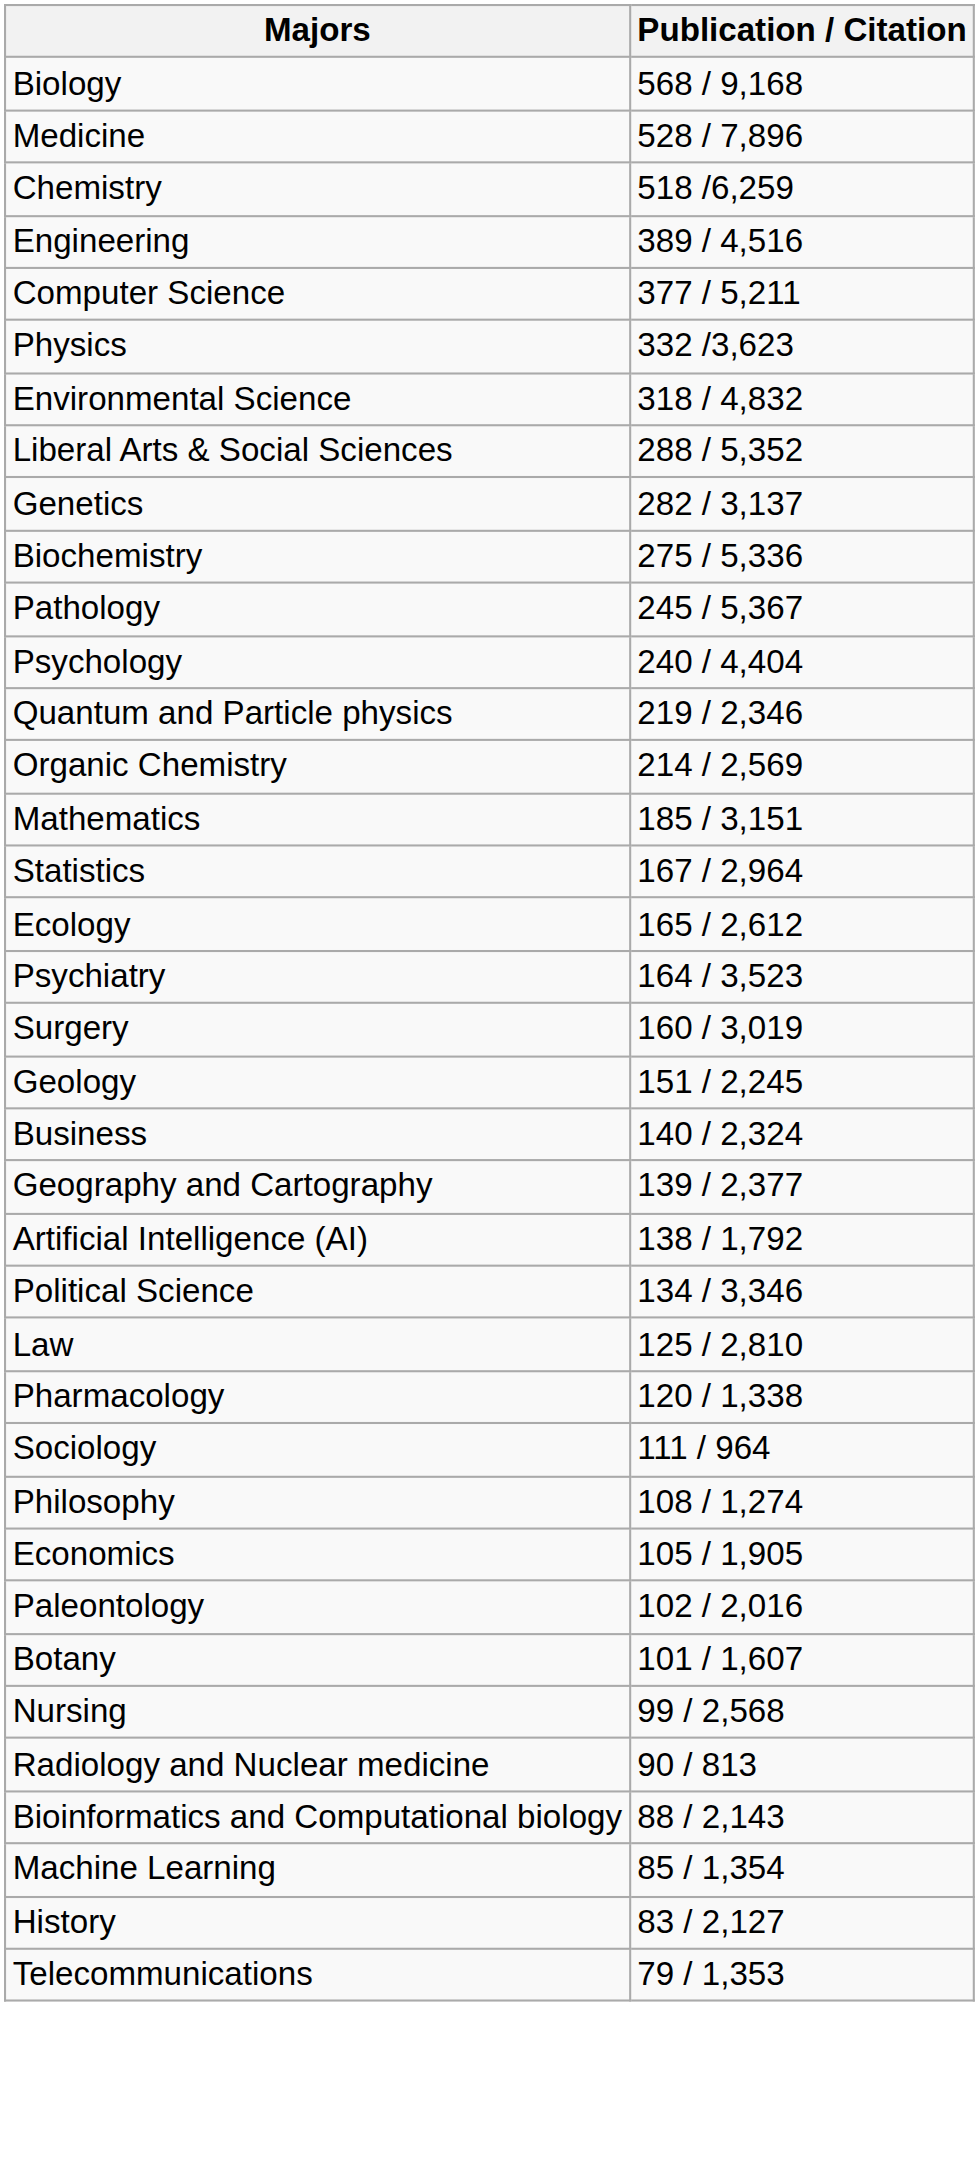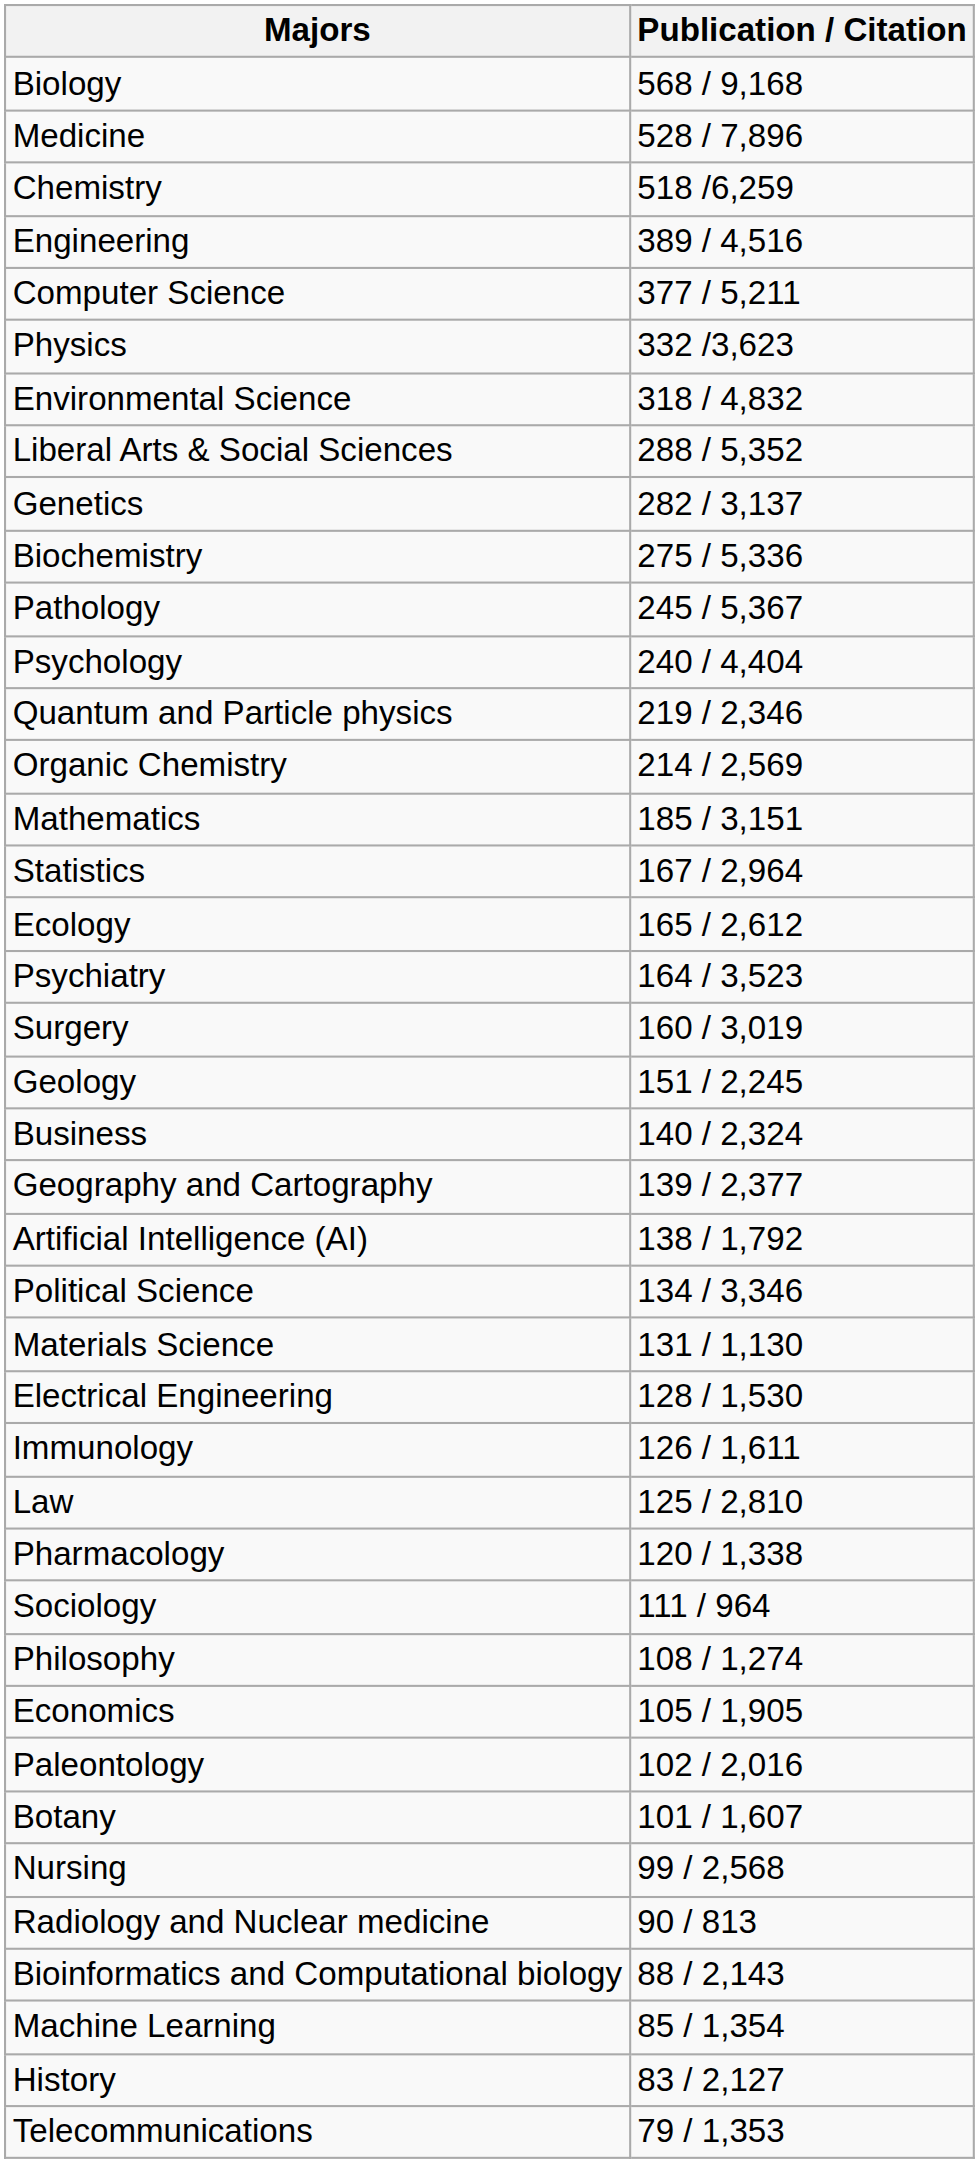+ row: (143, 1343)
+ row: (173, 1396)
+ row: (103, 1448)
